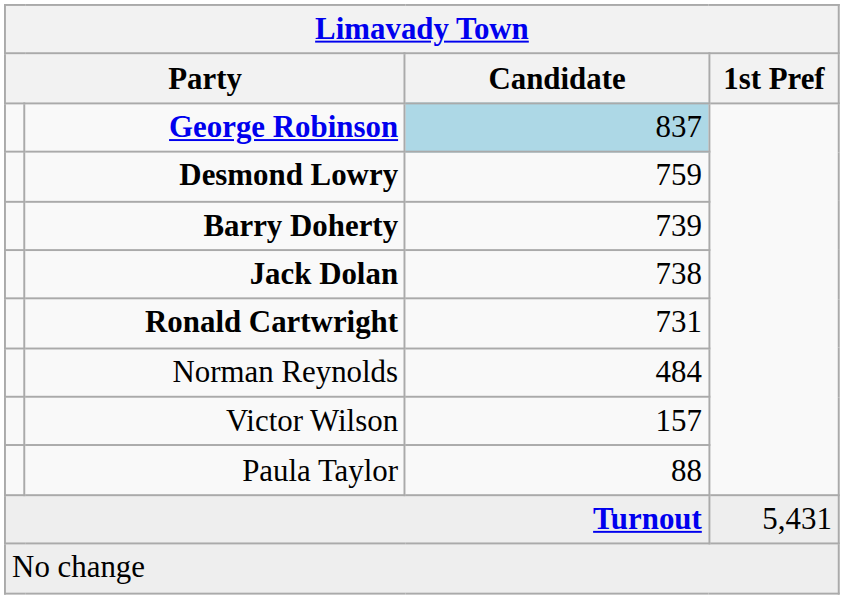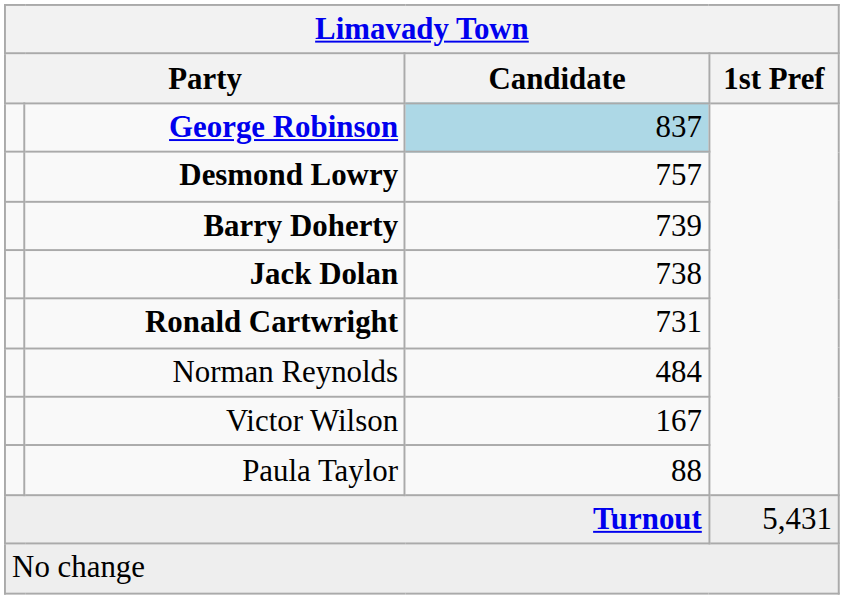(679, 175) 759 -> (679, 175) 757
(679, 420) 157 -> (679, 420) 167
